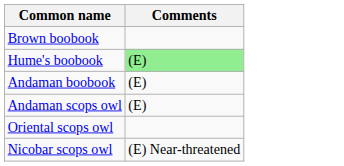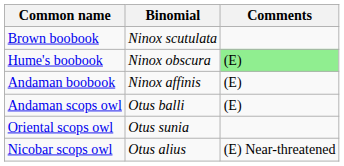+ column: (173, 15)
